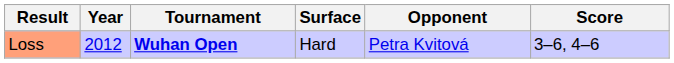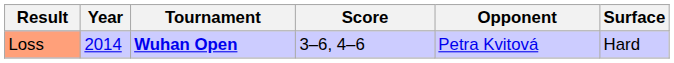columns swapped: (330, 17) <-> (600, 17)
(103, 44) 2012 -> (103, 44) 2014
